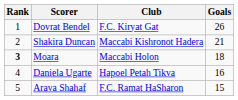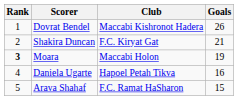(129, 27) F.C. Kiryat Gat -> (151, 27) Maccabi Kishronot Hadera
(151, 42) Maccabi Kishronot Hadera -> (129, 42) F.C. Kiryat Gat
(219, 57) 18 -> (219, 57) 19
